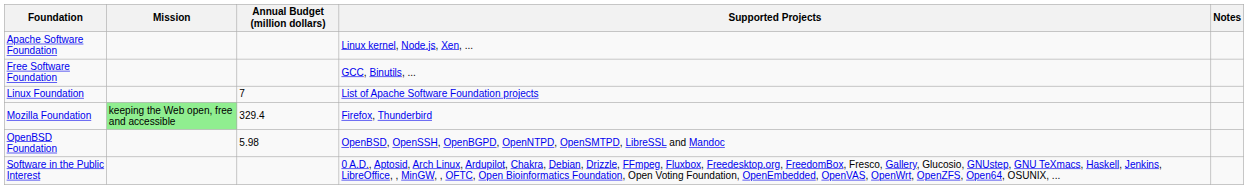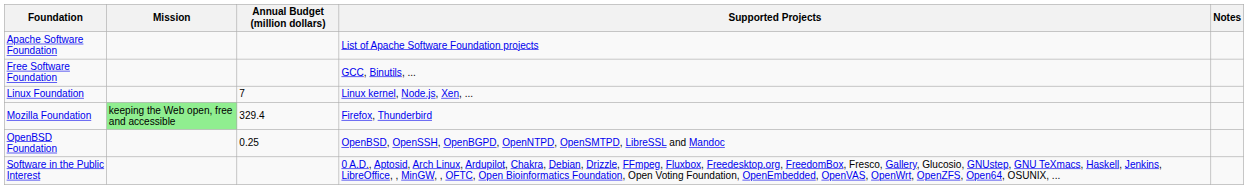(407, 45) Linux kernel, Node.js, Xen, ... -> (440, 45) List of Apache Software Foundation projects
(440, 94) List of Apache Software Foundation projects -> (407, 94) Linux kernel, Node.js, Xen, ...
(249, 143) 5.98 -> (249, 143) 0.25
